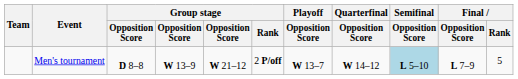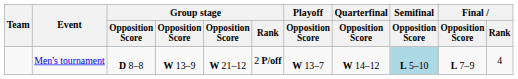(500, 61) 5 -> (500, 61) 4
